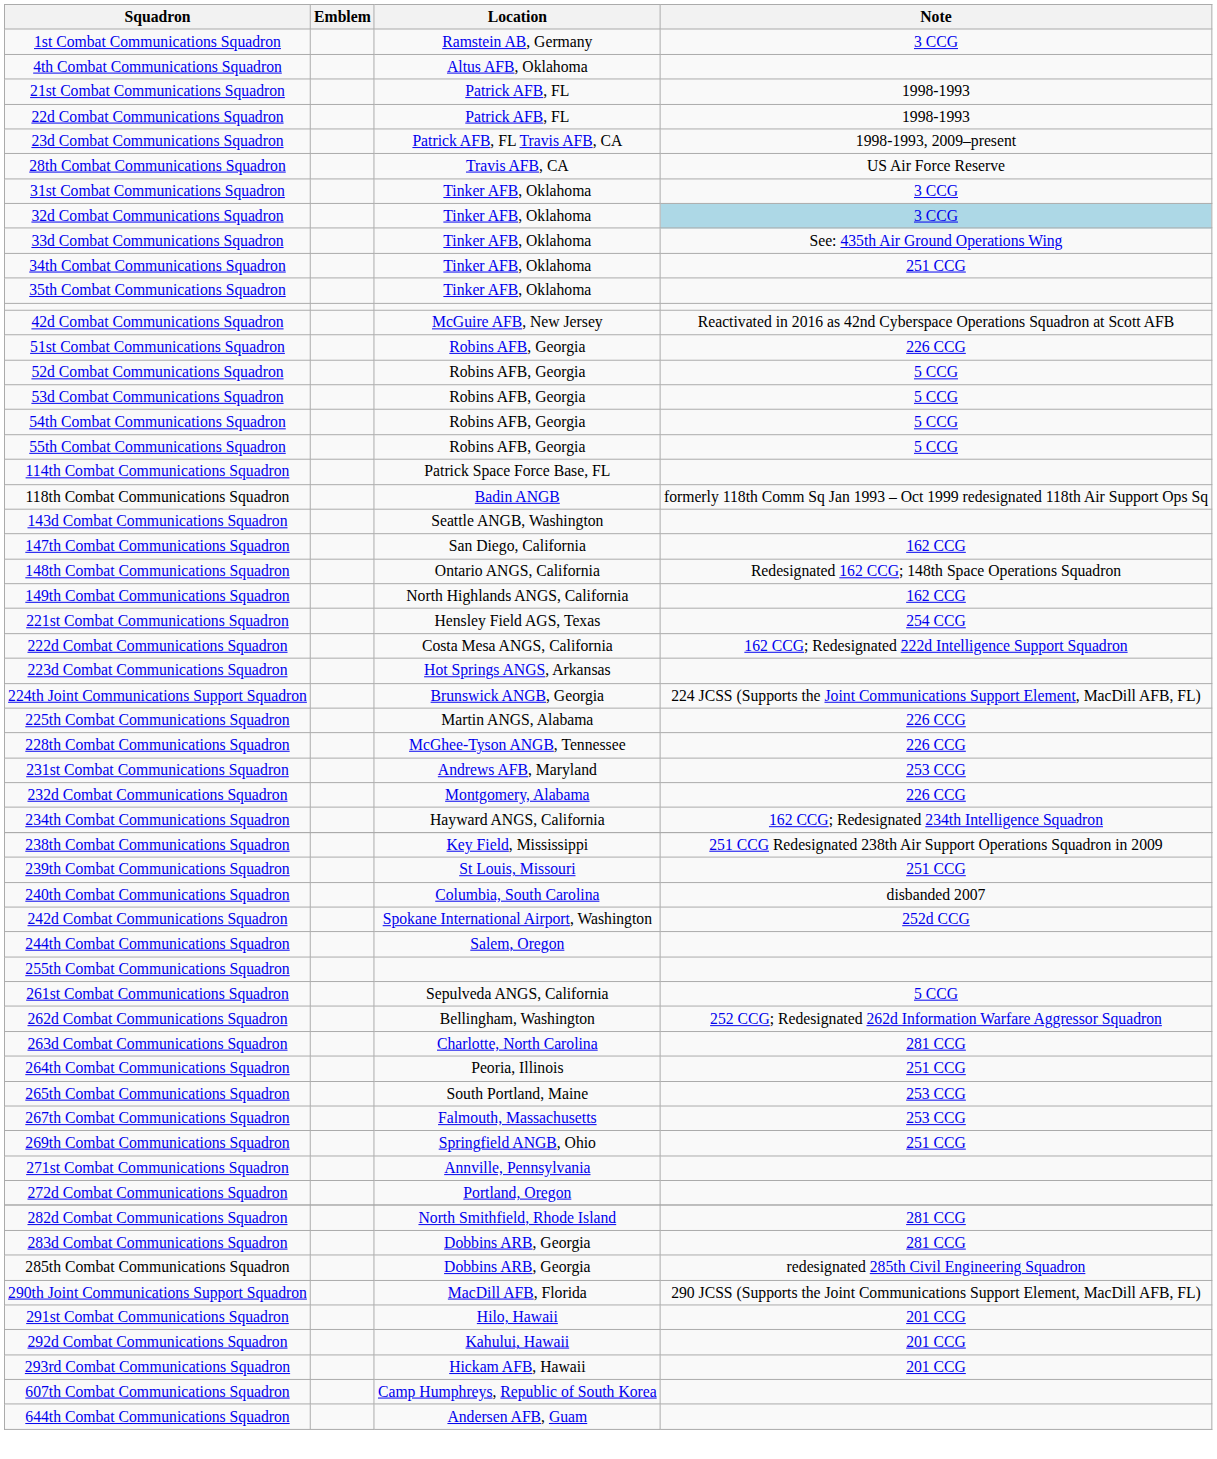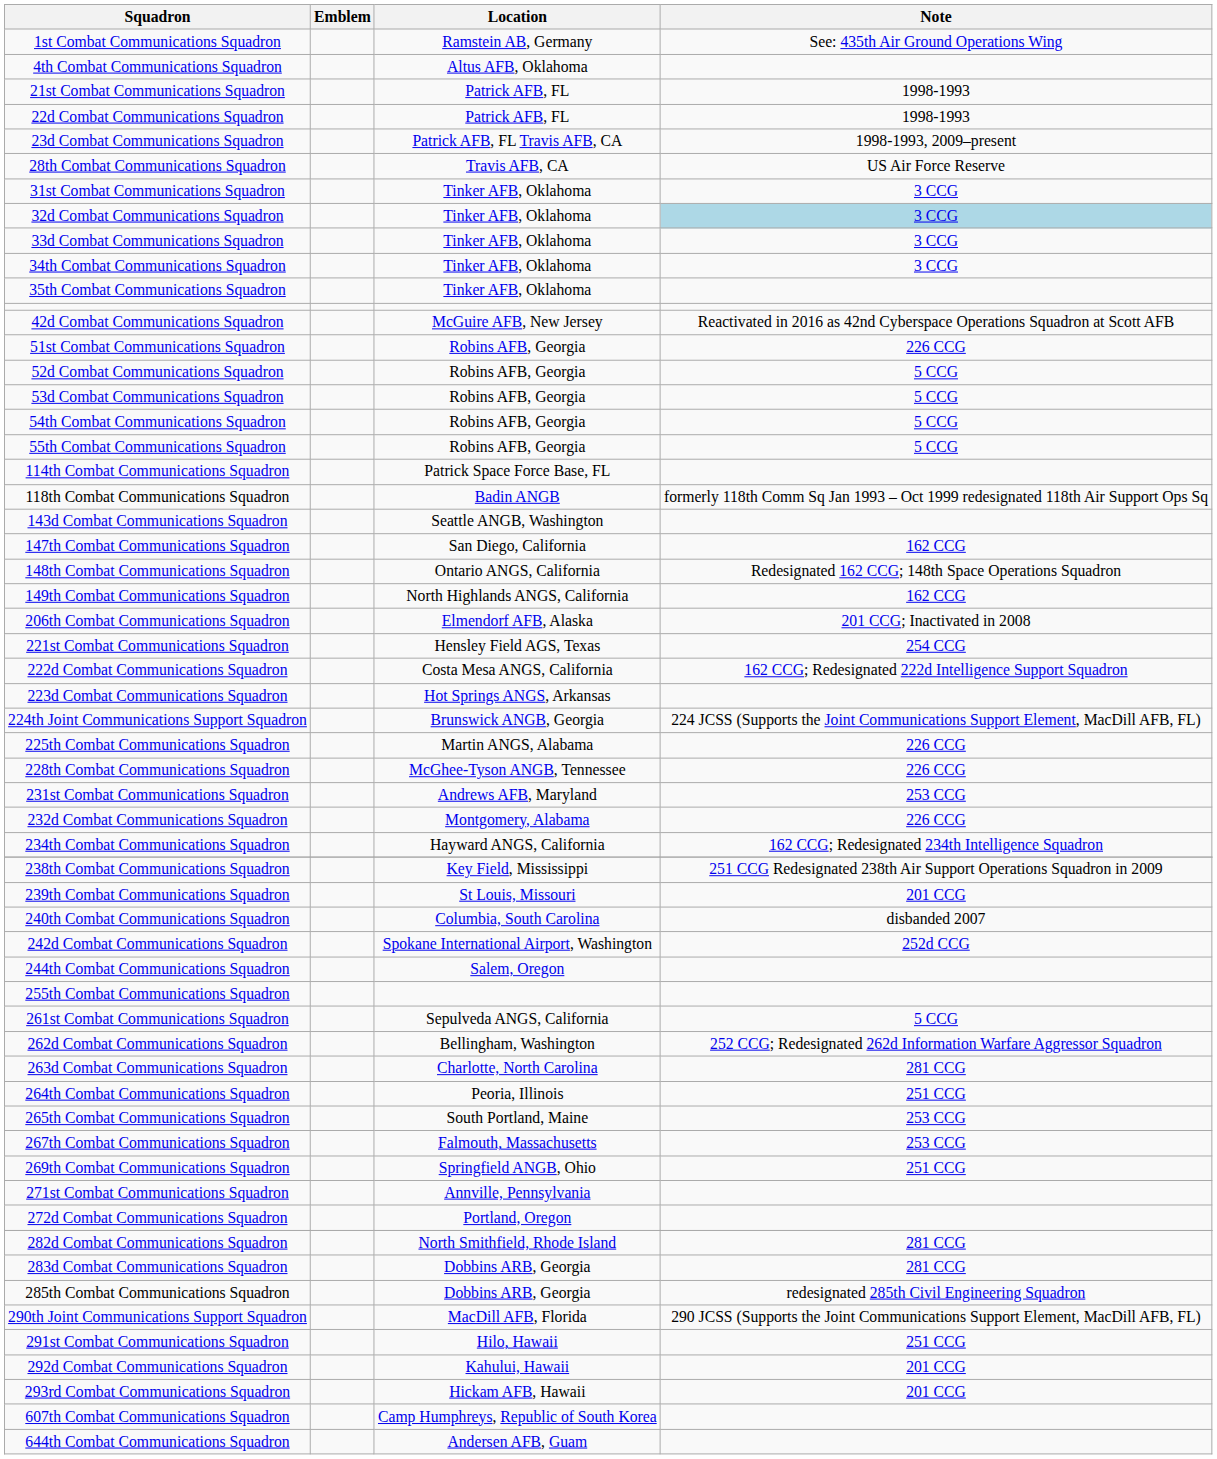(936, 41) 3 CCG -> (936, 41) See: 435th Air Ground Operations Wing
(936, 240) See: 435th Air Ground Operations Wing -> (936, 240) 3 CCG
(936, 265) 251 CCG -> (936, 265) 3 CCG
+ row: (158, 620)
(936, 869) 251 CCG -> (936, 894) 201 CCG
(936, 1317) 201 CCG -> (936, 1342) 251 CCG
